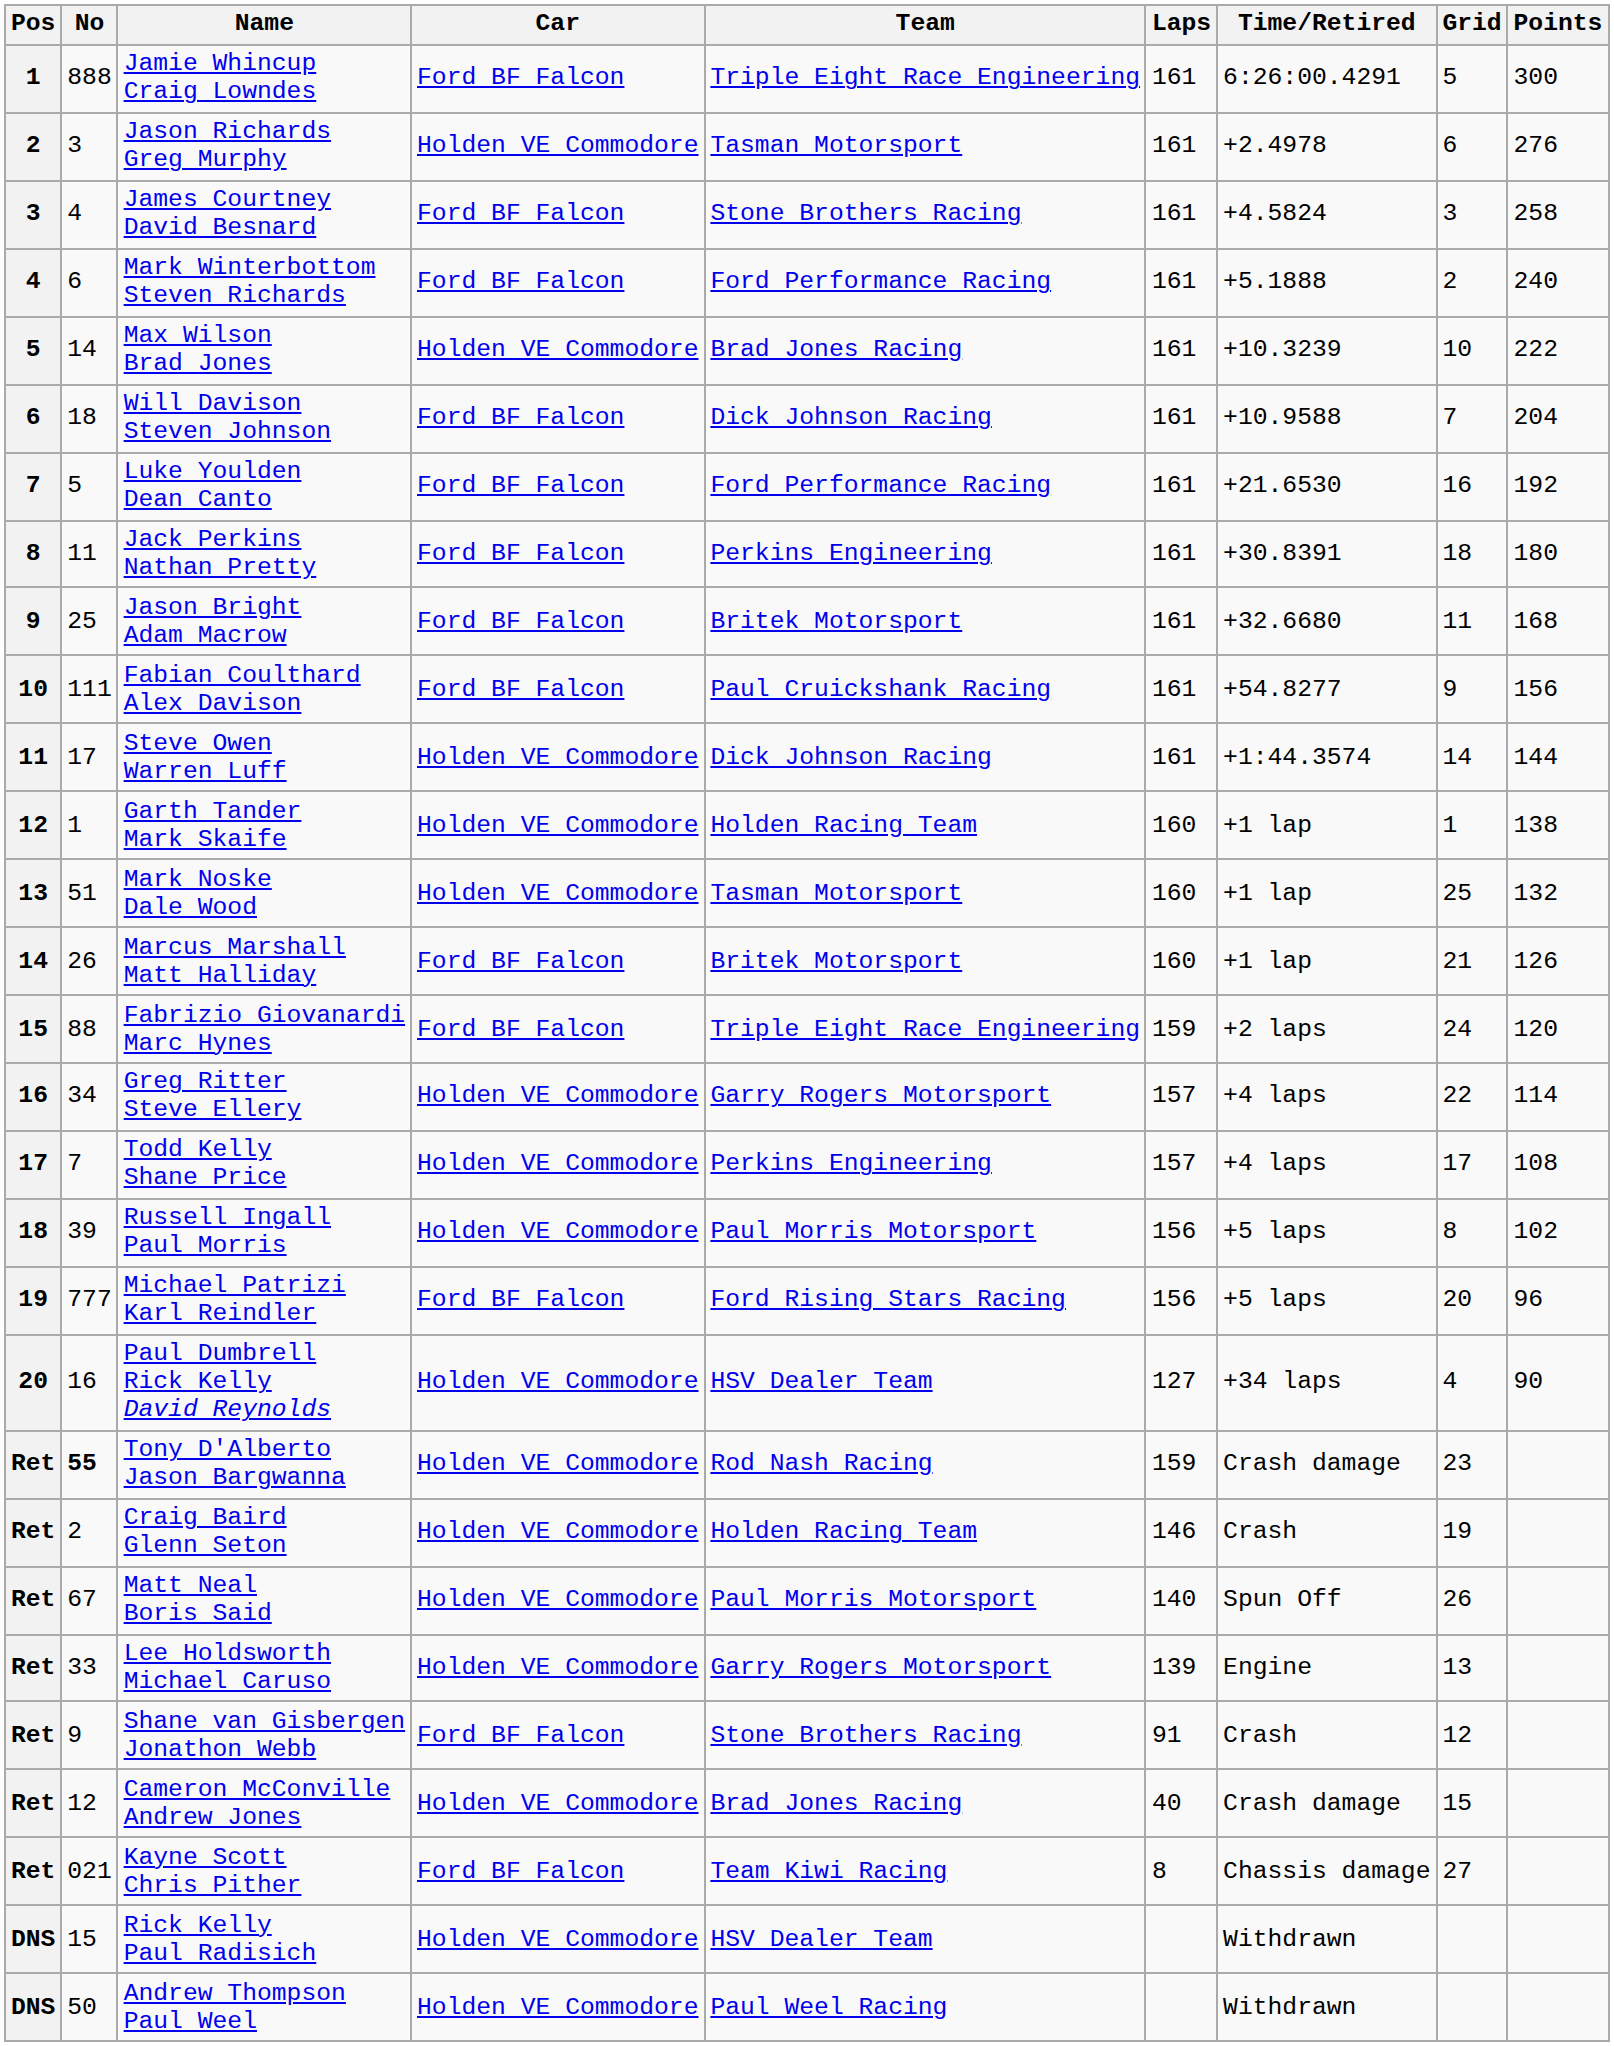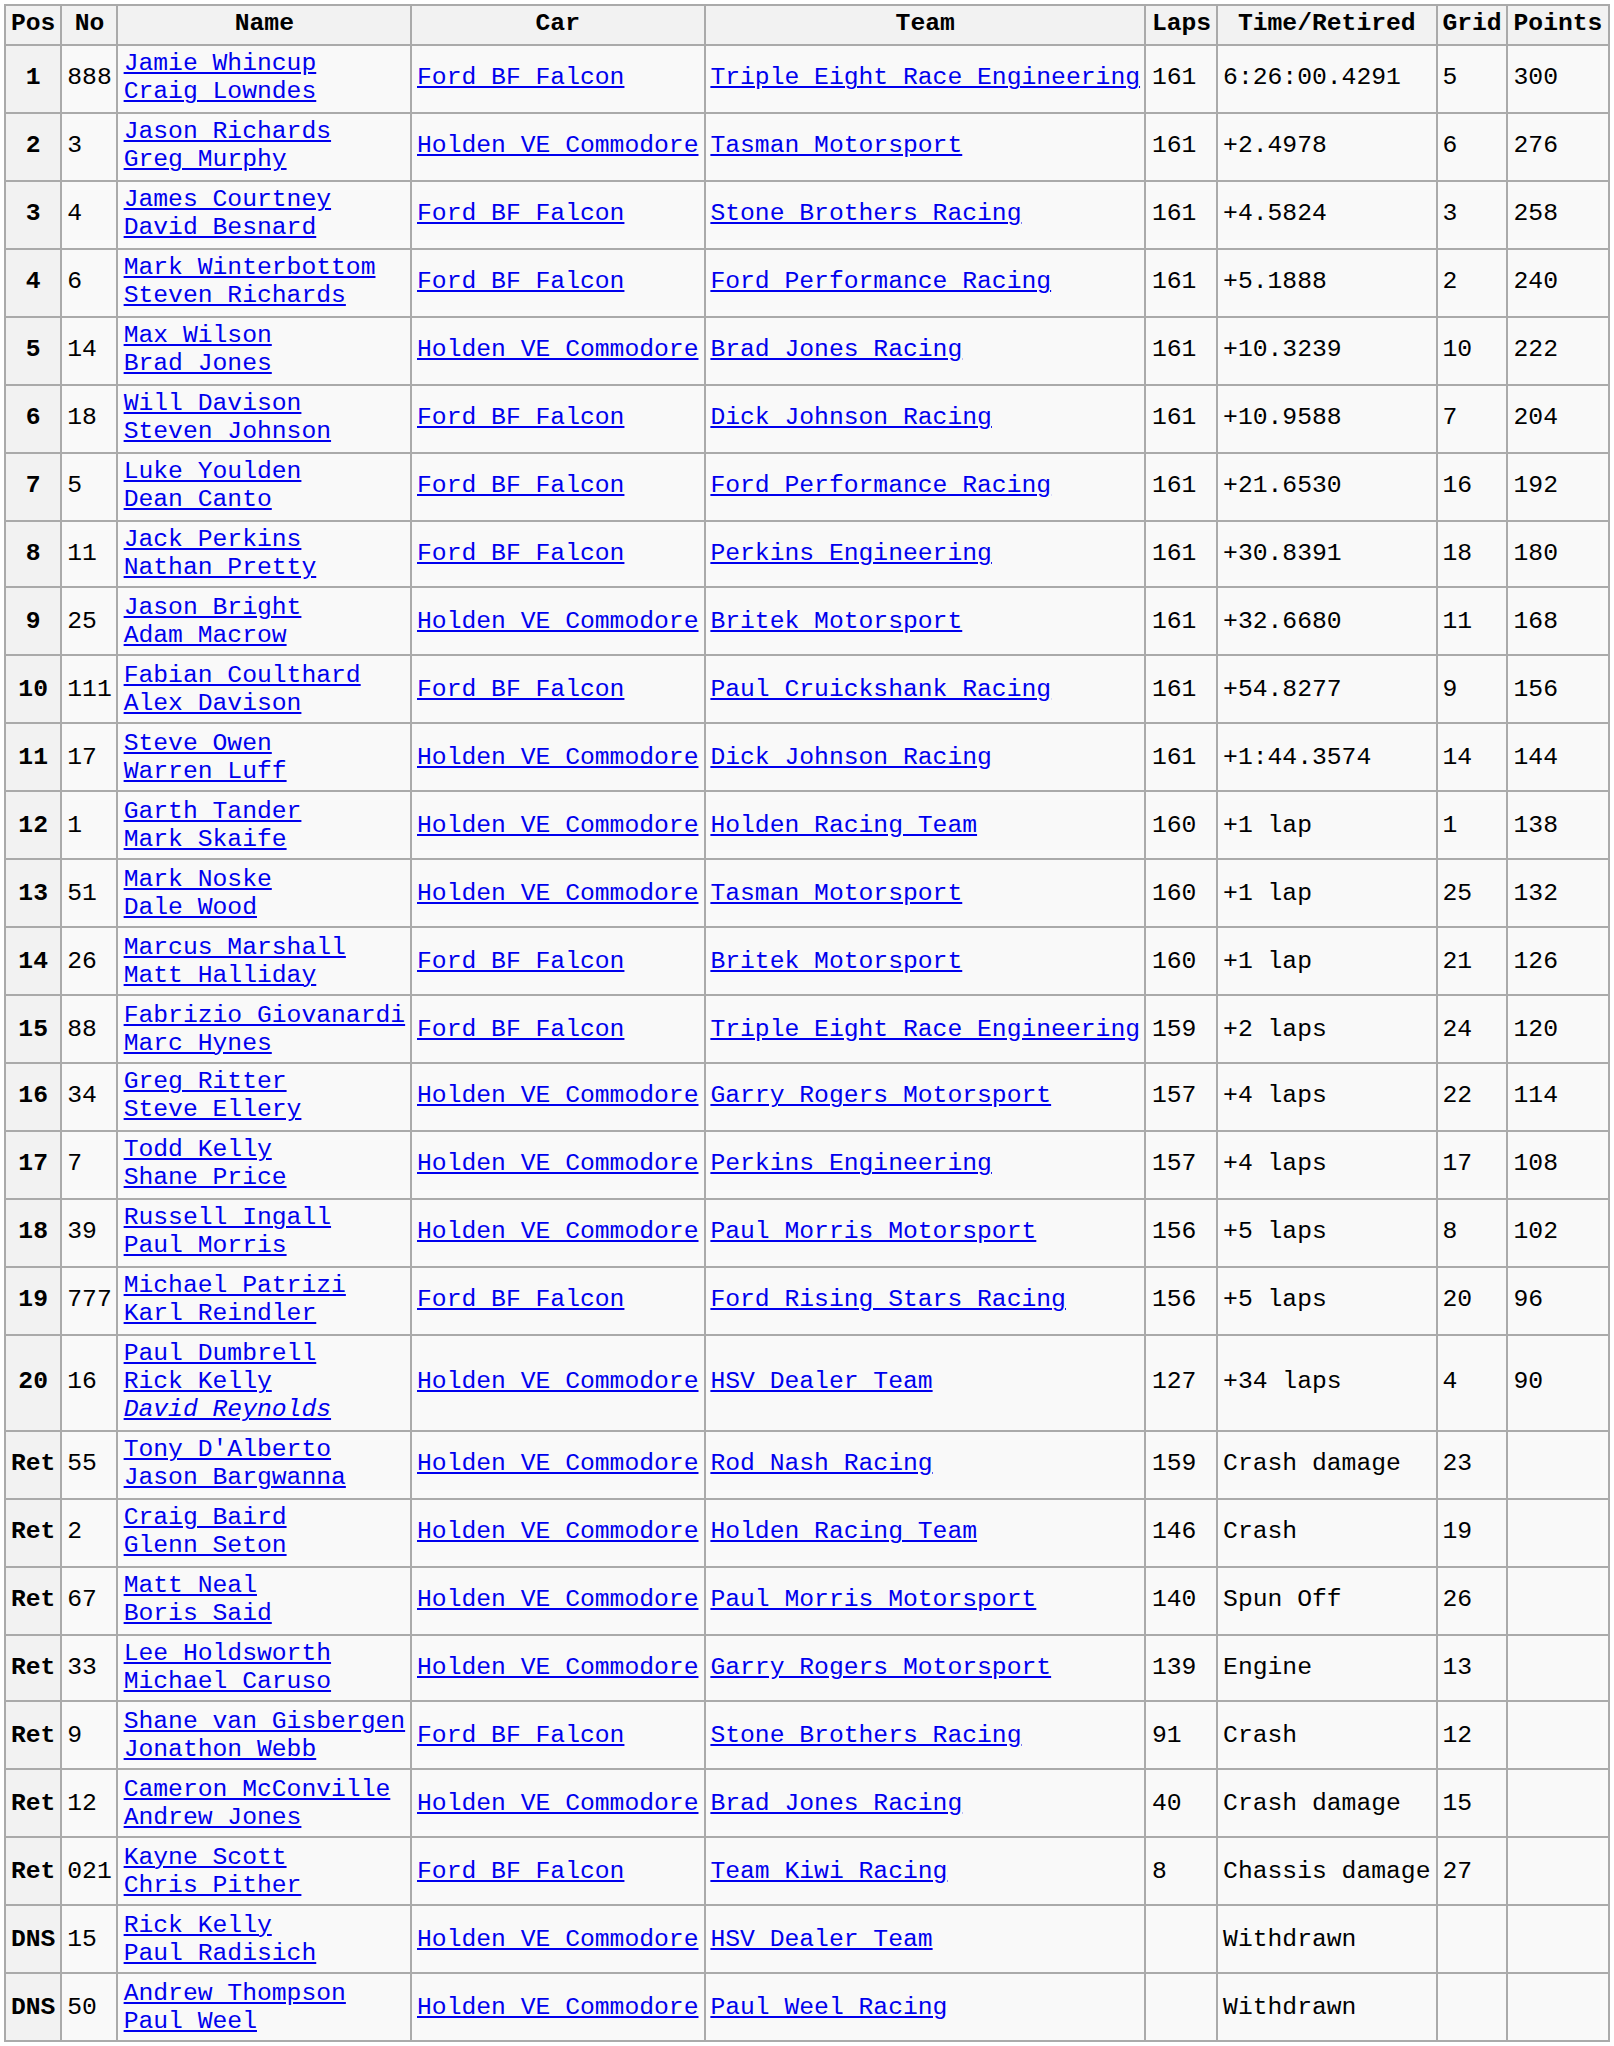(521, 622) Ford BF Falcon -> (558, 622) Holden VE Commodore
(82, 1465) bold -> (82, 1465) normal
